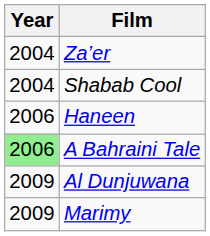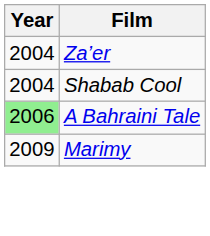- row: (99, 117)
- row: (127, 181)
